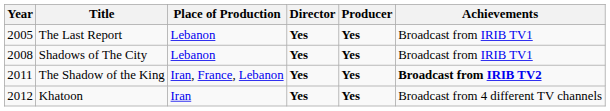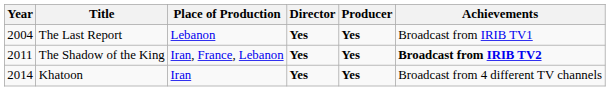(20, 34) 2005 -> (20, 34) 2004
- row: (93, 55)
(20, 95) 2012 -> (20, 75) 2014
